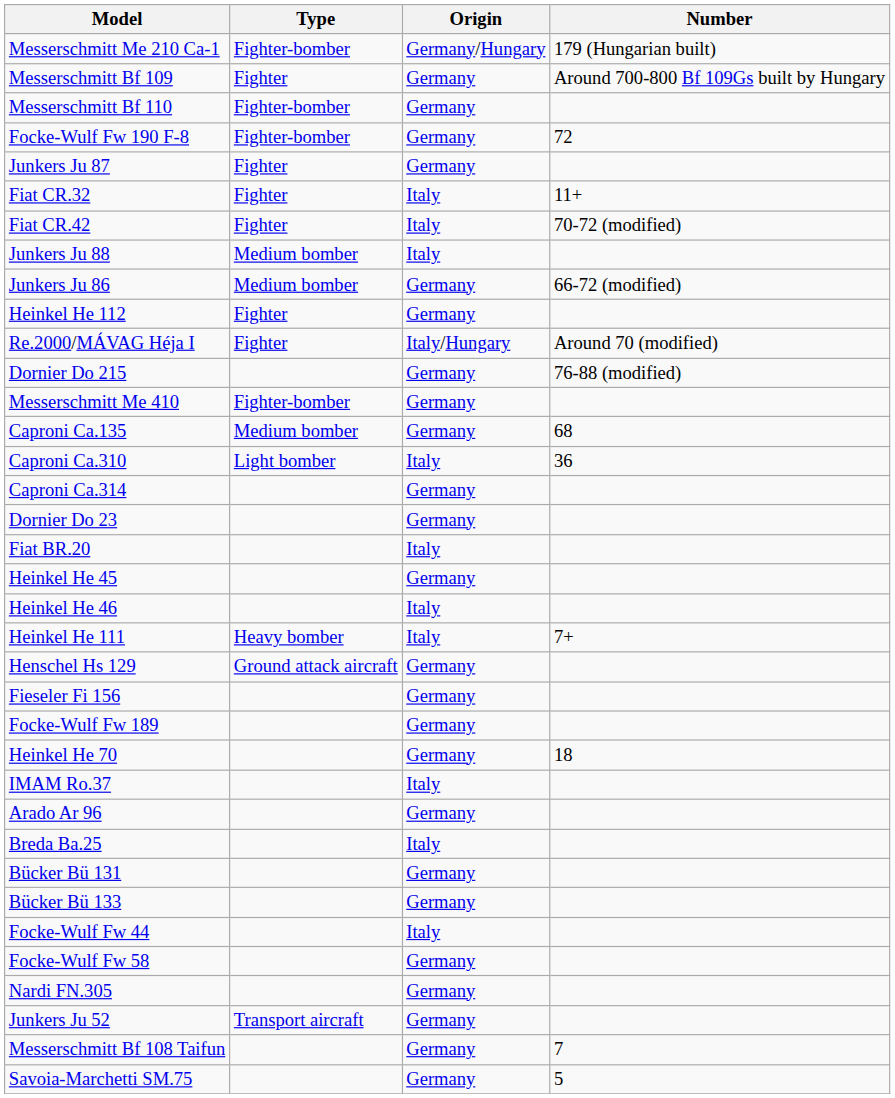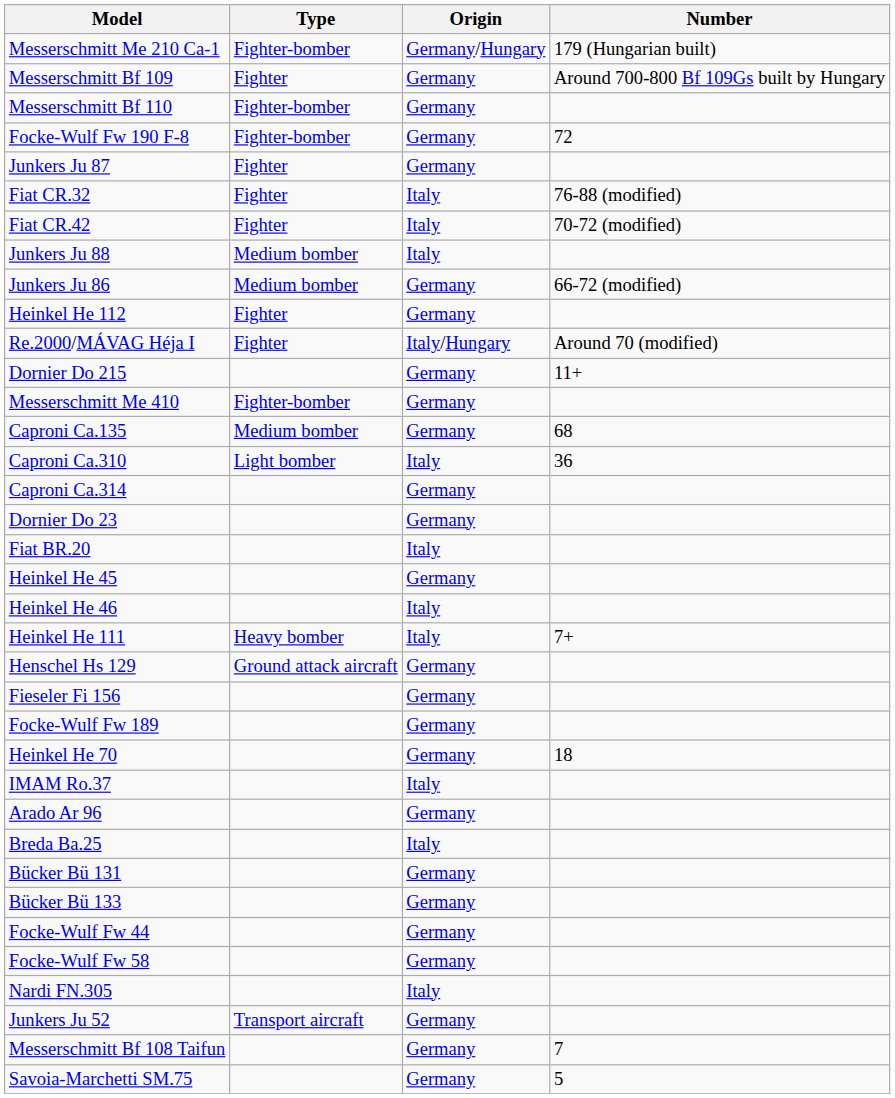(568, 195) 11+ -> (618, 195) 76-88 (modified)
(618, 372) 76-88 (modified) -> (568, 372) 11+
(423, 931) Italy -> (441, 931) Germany
(441, 990) Germany -> (423, 990) Italy
